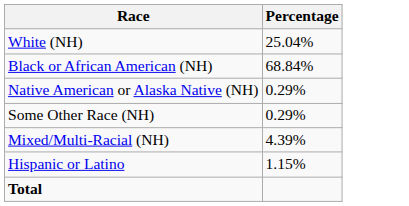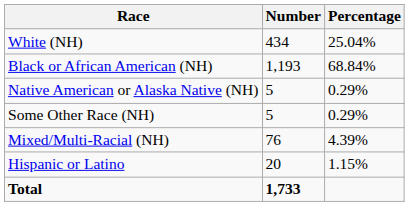+ column: (293, 16)
